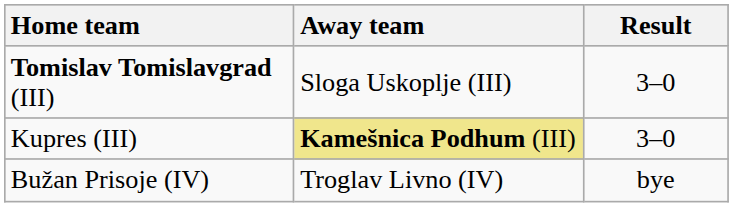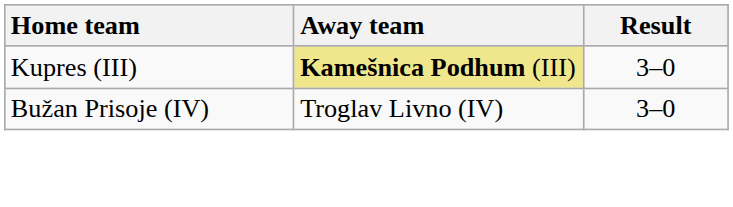- row: (141, 81)
(656, 179) bye -> (656, 108) 3–0
